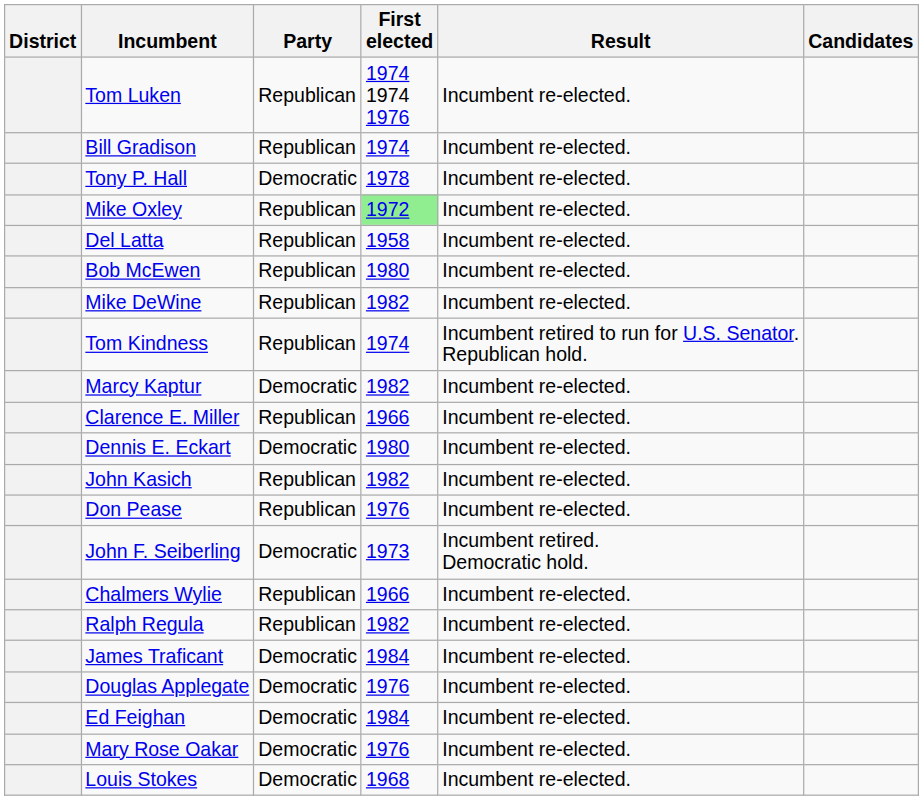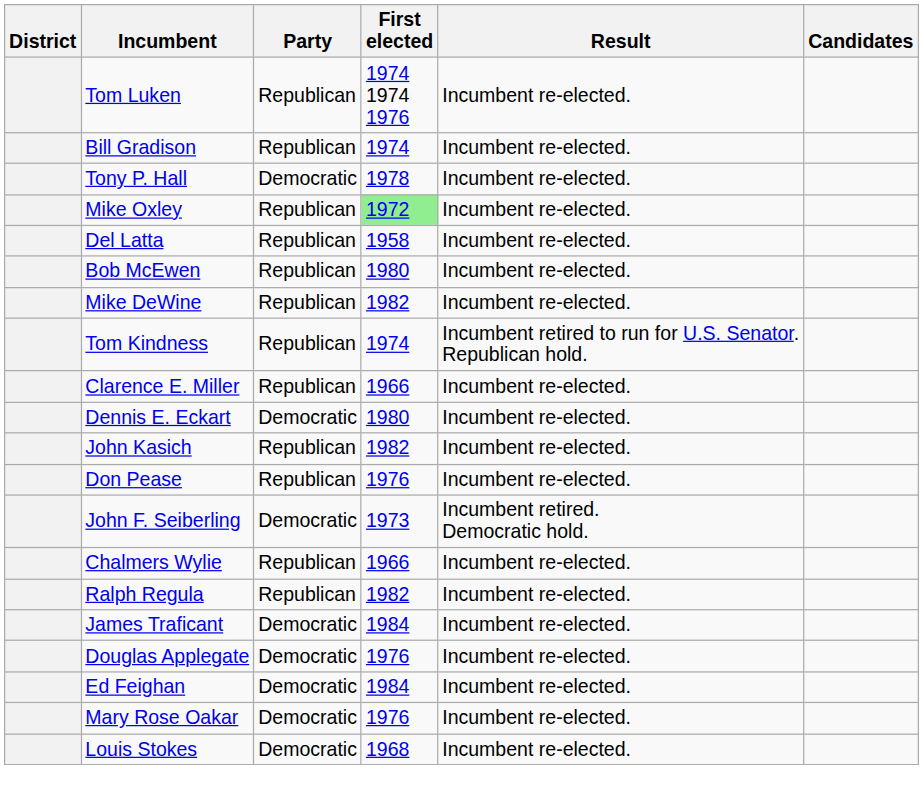- row: (143, 386)
